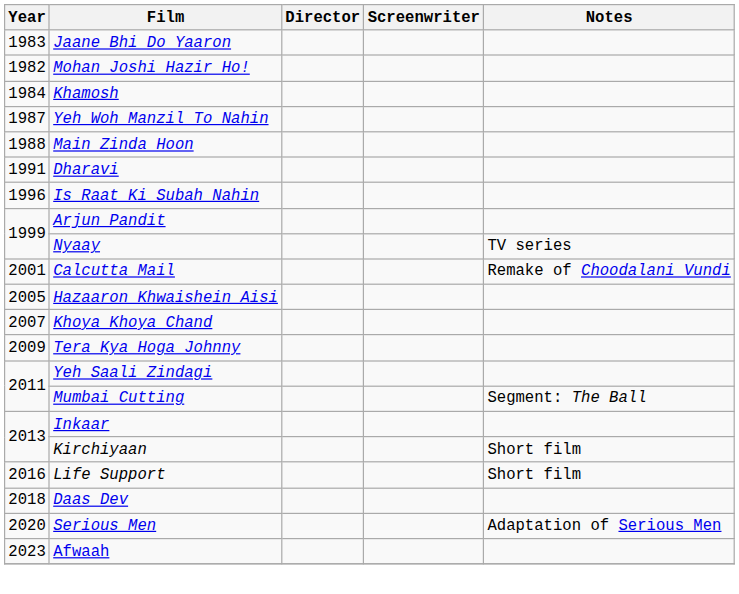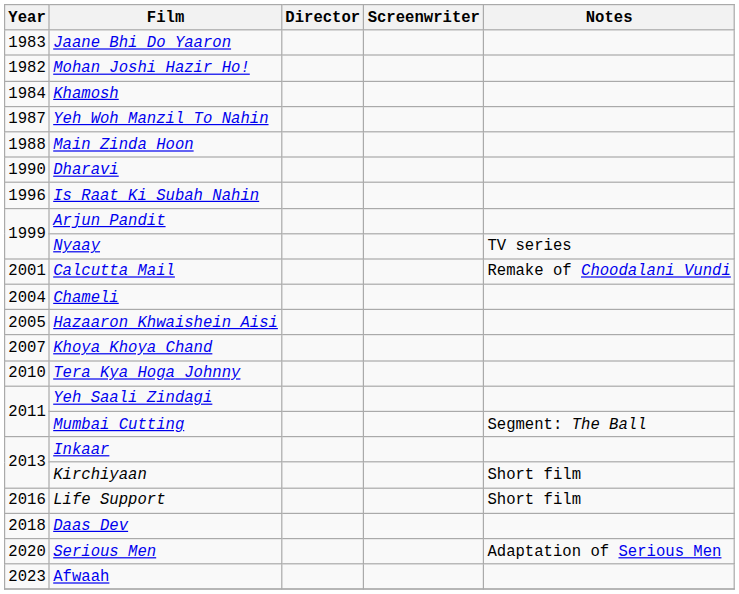(27, 170) 1991 -> (27, 170) 1990
+ row: (86, 297)
(27, 348) 2009 -> (27, 373) 2010
